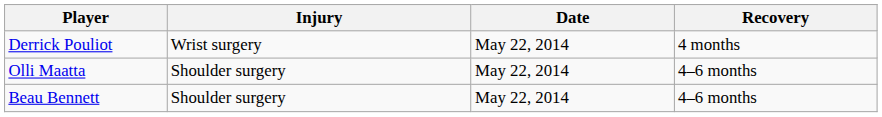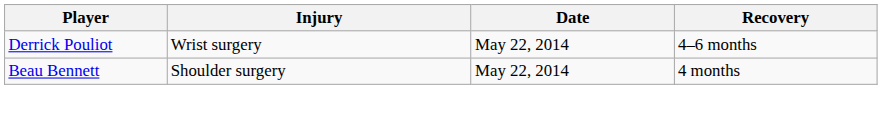(709, 44) 4 months -> (717, 44) 4–6 months
- row: (47, 71)
(717, 97) 4–6 months -> (709, 71) 4 months
